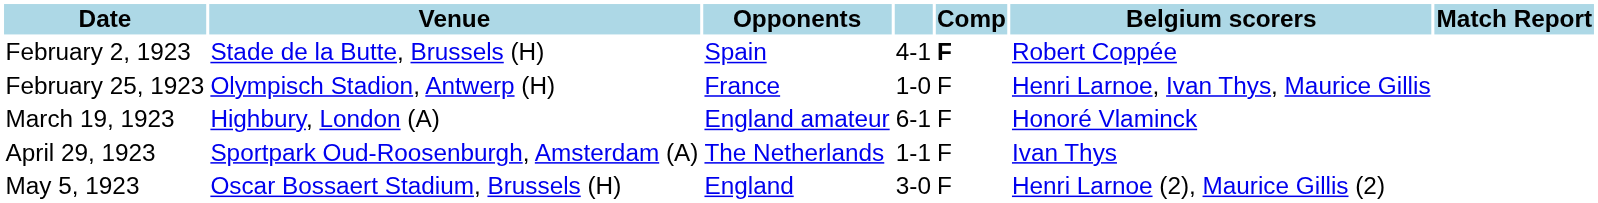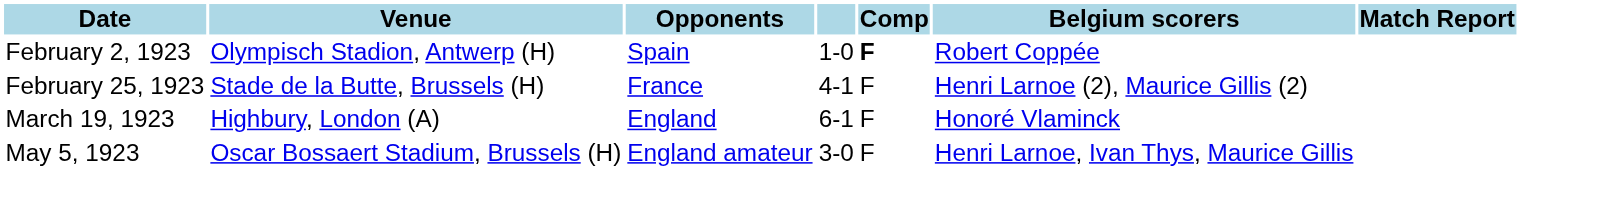(377, 52) Stade de la Butte, Brussels (H) -> (383, 52) Olympisch Stadion, Antwerp (H)
(913, 52) 4-1 -> (836, 52) 1-0
(383, 85) Olympisch Stadion, Antwerp (H) -> (377, 85) Stade de la Butte, Brussels (H)
(913, 85) 1-0 -> (836, 85) 4-1
(1221, 85) Henri Larnoe, Ivan Thys, Maurice Gillis -> (1121, 85) Henri Larnoe (2), Maurice Gillis (2)
(797, 119) England amateur -> (672, 119) England
- row: (81, 152)
(749, 186) England -> (720, 152) England amateur
(1198, 186) Henri Larnoe (2), Maurice Gillis (2) -> (1144, 152) Henri Larnoe, Ivan Thys, Maurice Gillis
